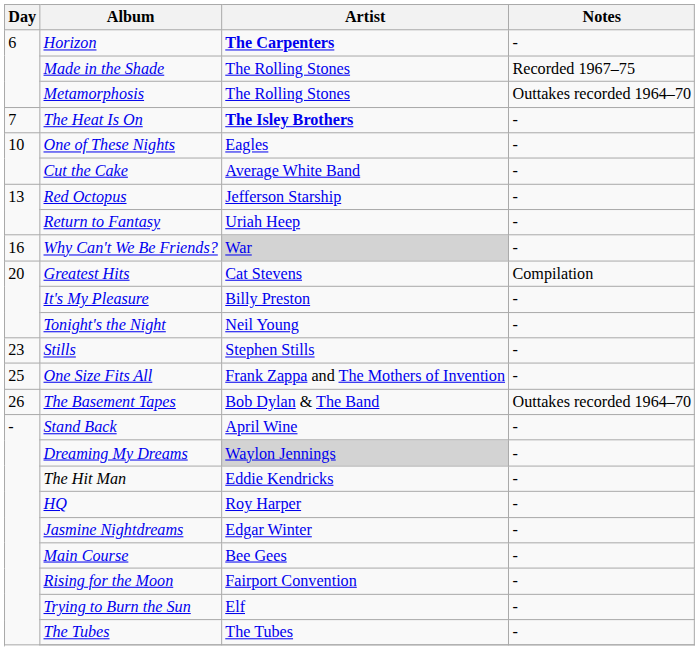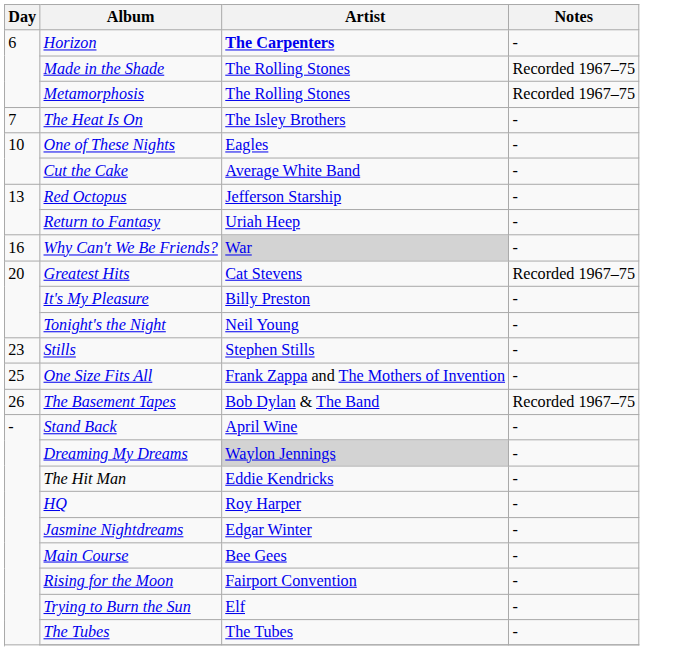(602, 94) Outtakes recorded 1964–70 -> (574, 94) Recorded 1967–75
(289, 119) bold -> (285, 119) normal
(553, 273) Compilation -> (574, 273) Recorded 1967–75
(602, 401) Outtakes recorded 1964–70 -> (574, 401) Recorded 1967–75
